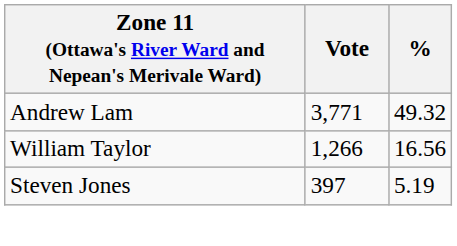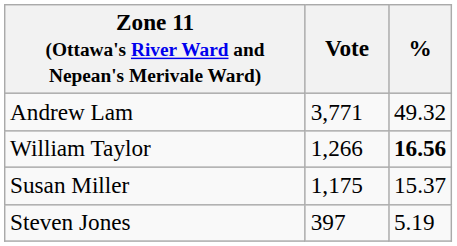(420, 148) normal -> (420, 148) bold
+ row: (70, 185)
